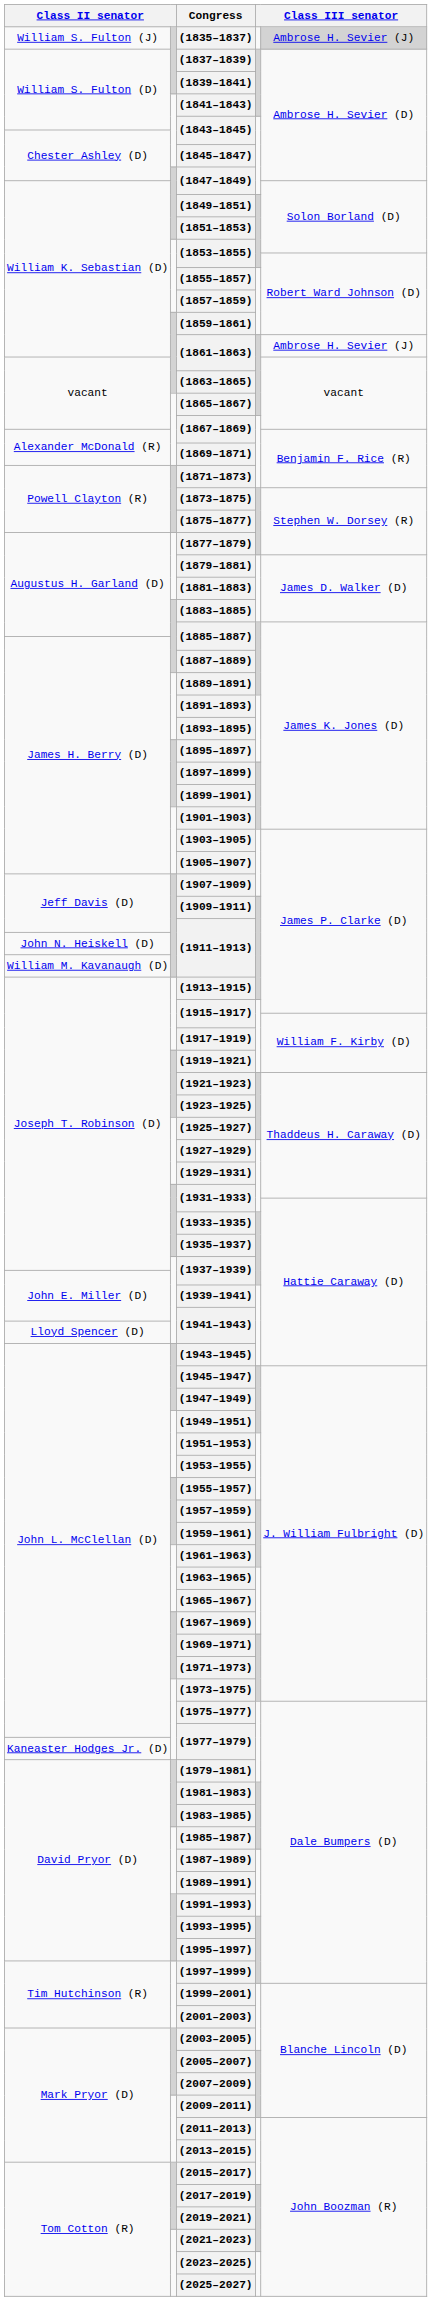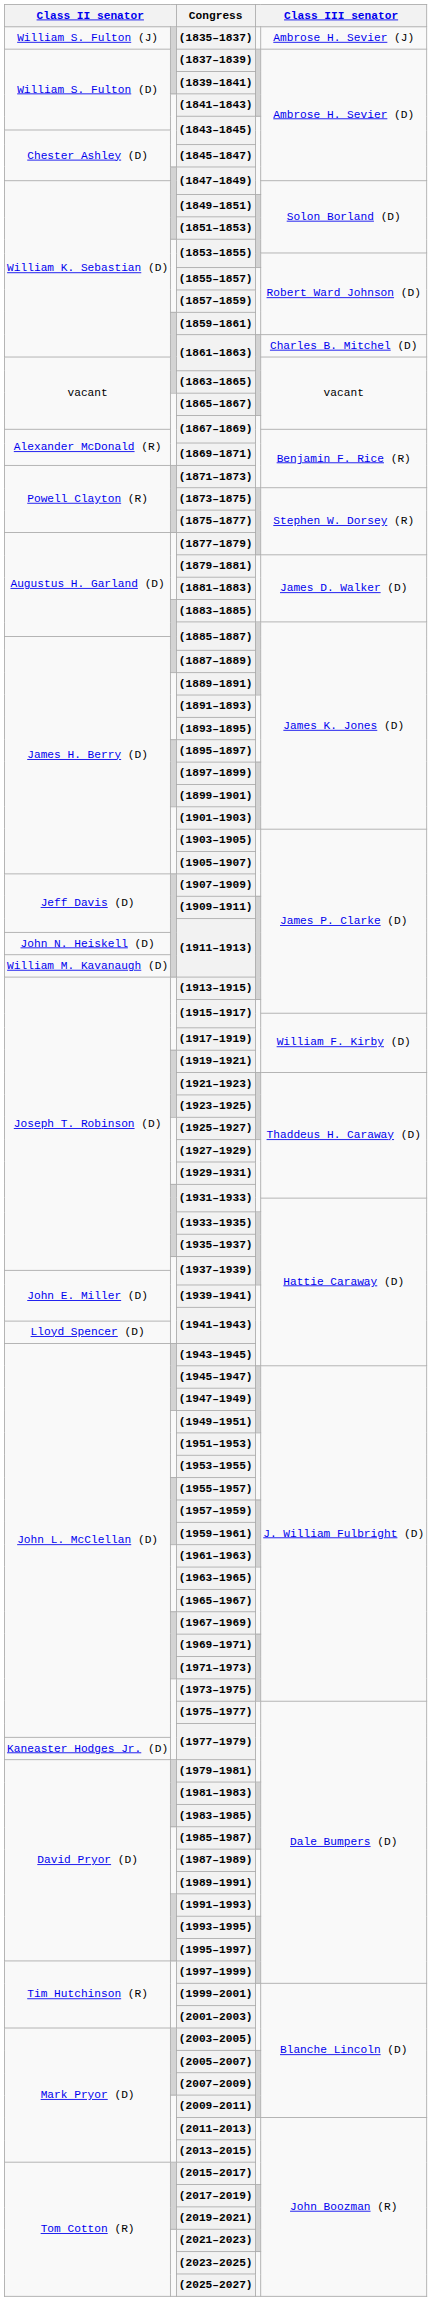(344, 38) lightgrey background -> (344, 38) no background
(344, 345) Ambrose H. Sevier (J) -> (344, 345) Charles B. Mitchel (D)
